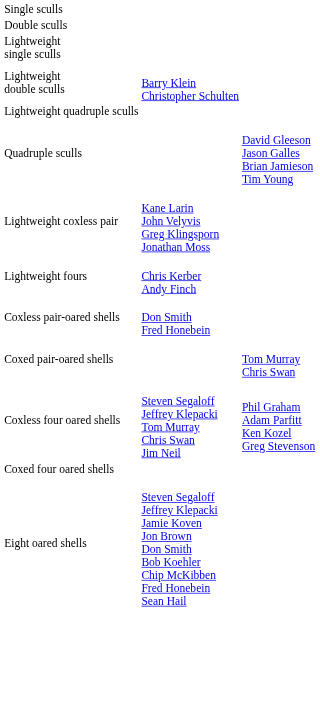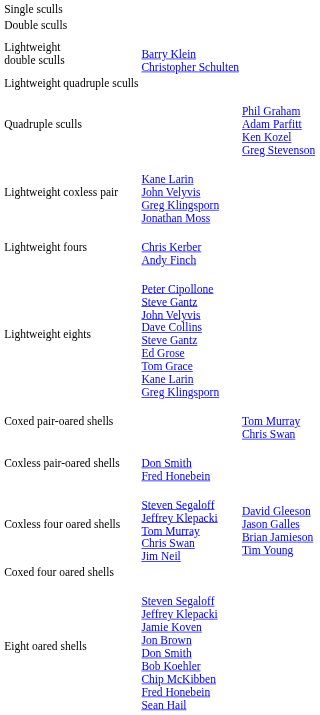- row: (32, 47)
(278, 160) David Gleeson Jason Galles Brian Jamieson Tim Young -> (279, 131) Phil Graham Adam Parfitt Ken Kozel Greg Stevenson
+ row: (48, 334)
rows swapped: (62, 317) <-> (59, 359)
(279, 427) Phil Graham Adam Parfitt Ken Kozel Greg Stevenson -> (278, 531) David Gleeson Jason Galles Brian Jamieson Tim Young
